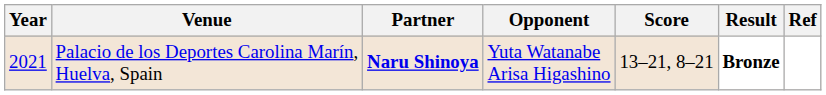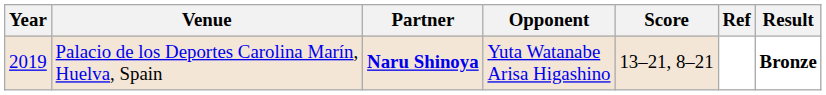columns swapped: (751, 20) <-> (803, 20)
(28, 62) 2021 -> (28, 62) 2019
